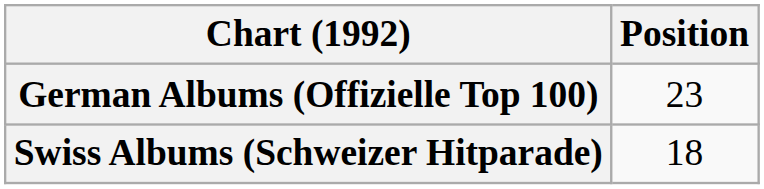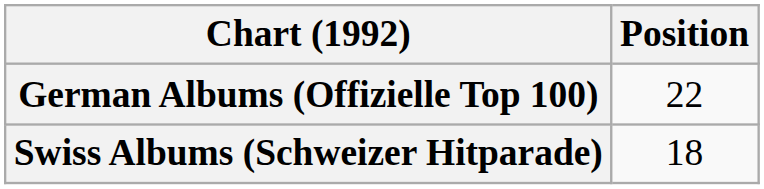(685, 93) 23 -> (685, 93) 22
